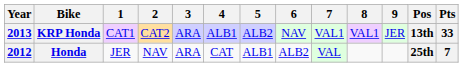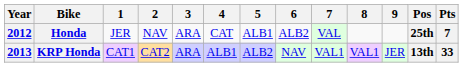rows swapped: (69, 52) <-> (69, 33)
